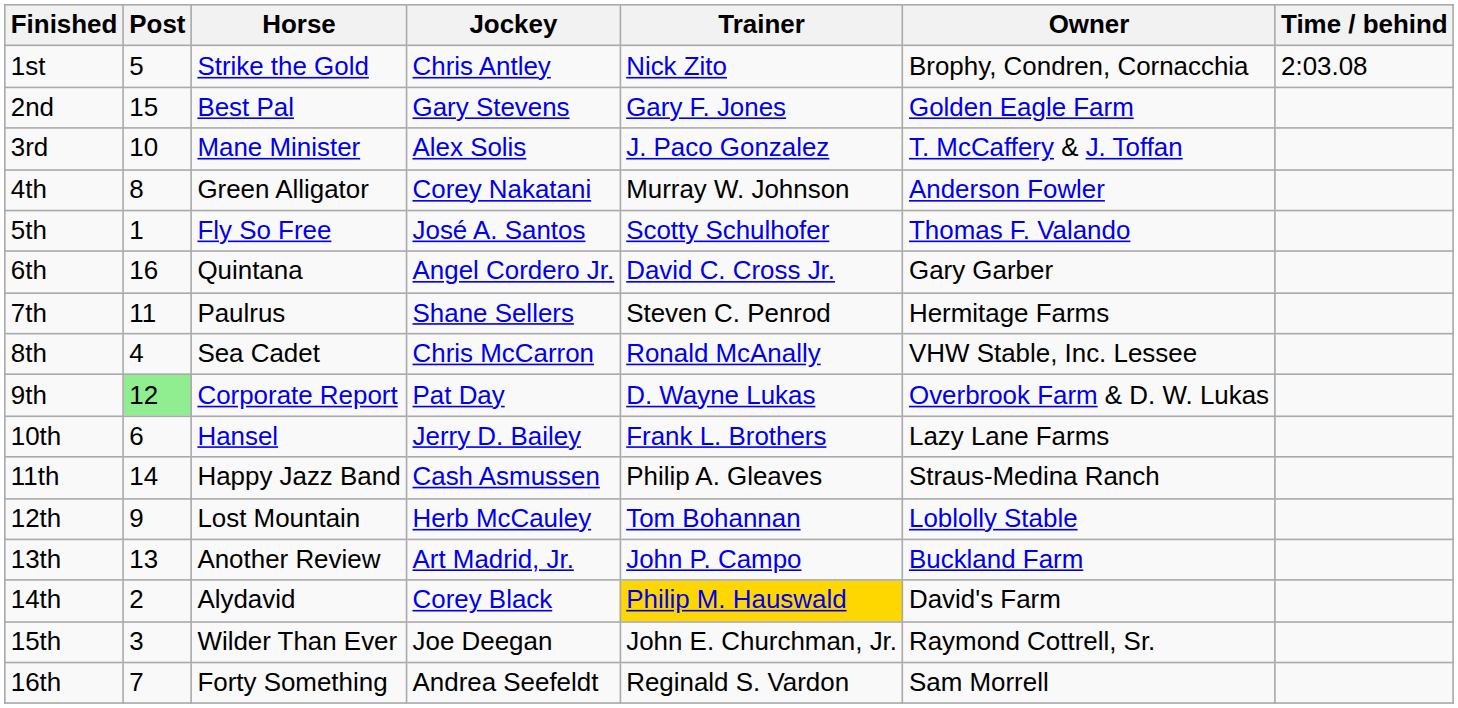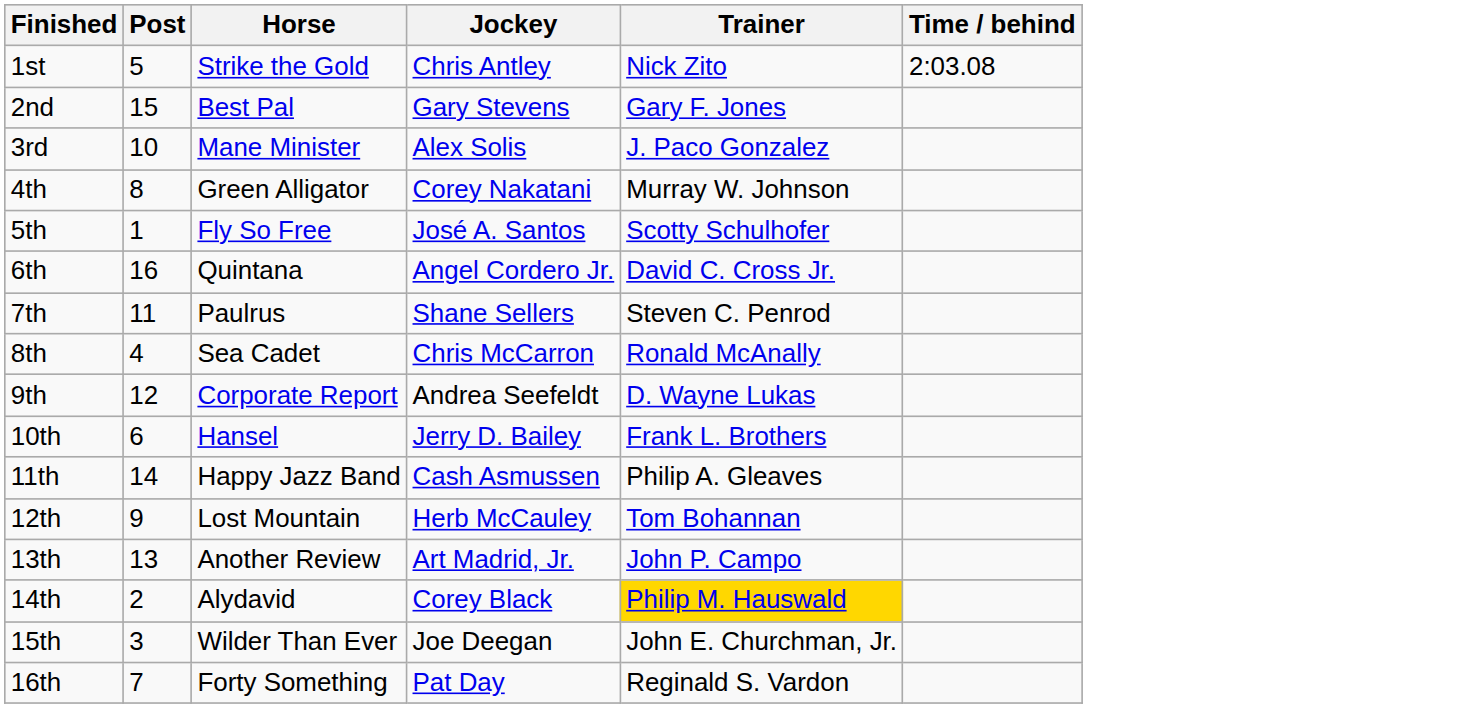- column: (1089, 25)
(144, 395) lightgreen background -> (144, 395) no background
(459, 395) Pat Day -> (505, 395) Andrea Seefeldt
(505, 682) Andrea Seefeldt -> (459, 682) Pat Day
